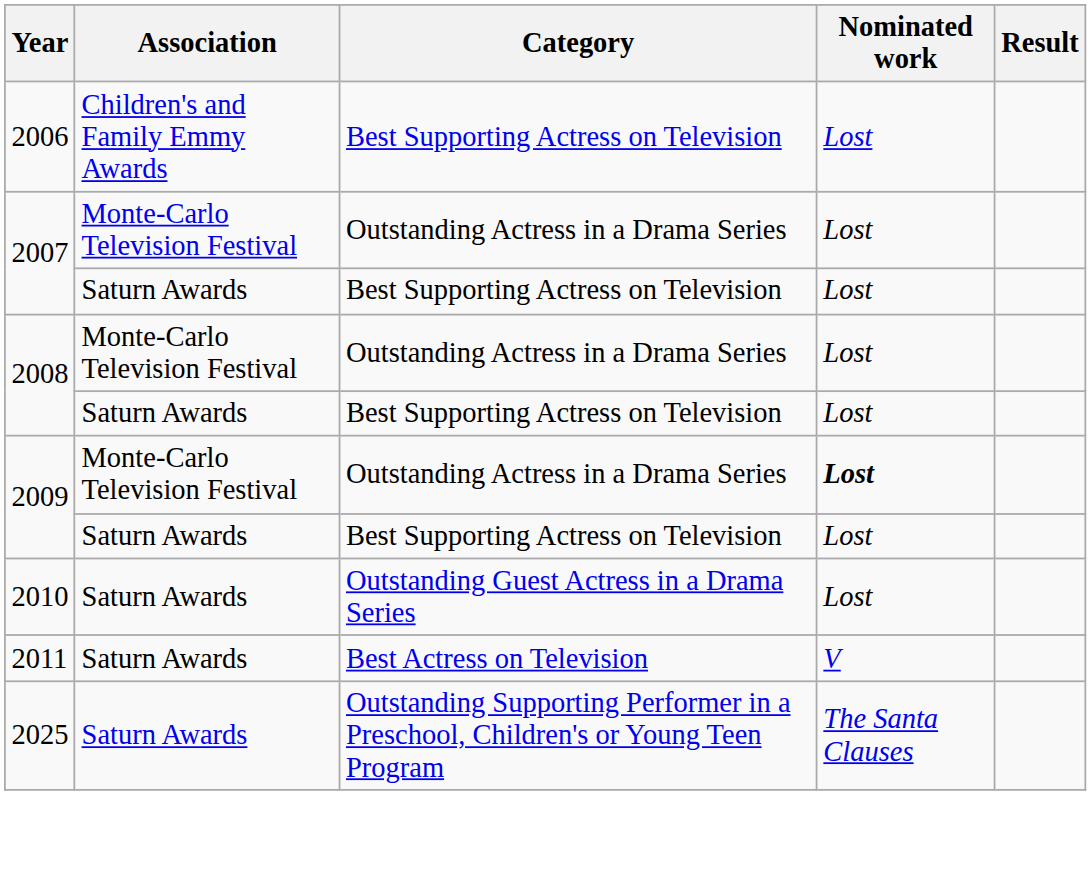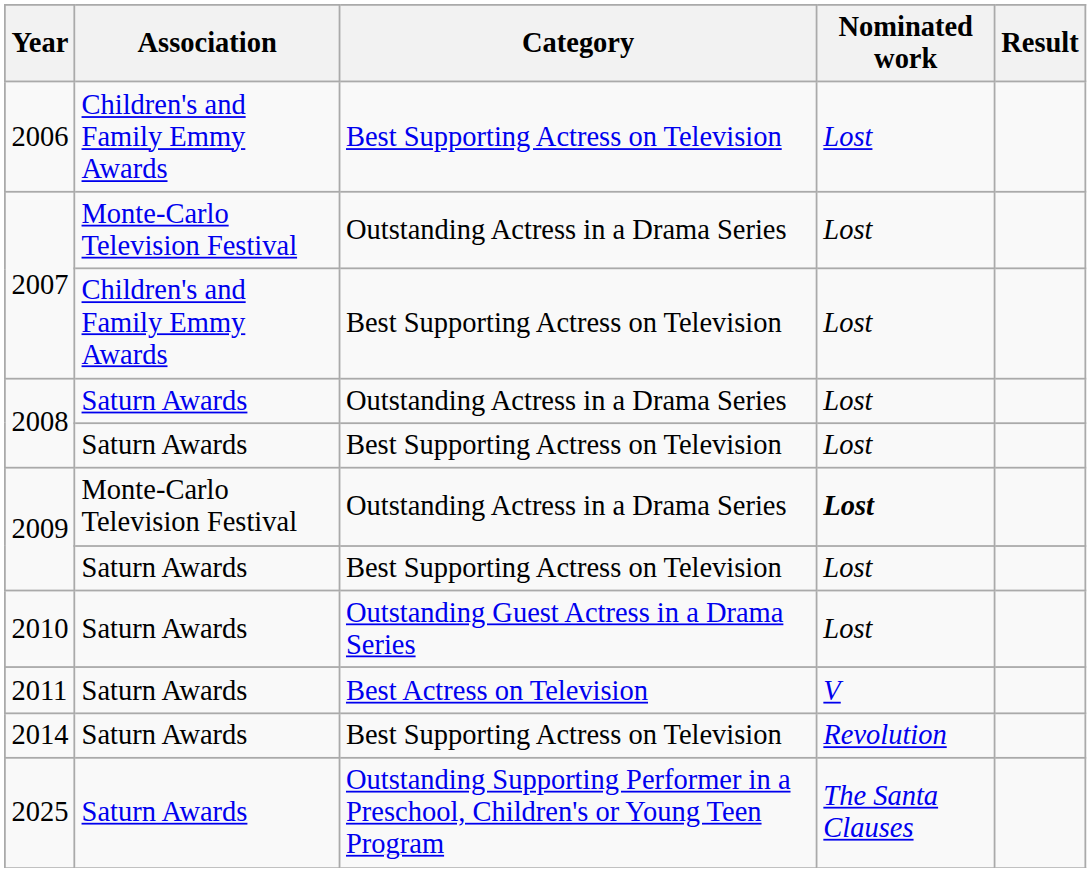(164, 290) Saturn Awards -> (164, 322) Children's and Family Emmy Awards
(189, 351) Monte-Carlo Television Festival -> (164, 399) Saturn Awards
+ row: (40, 735)
